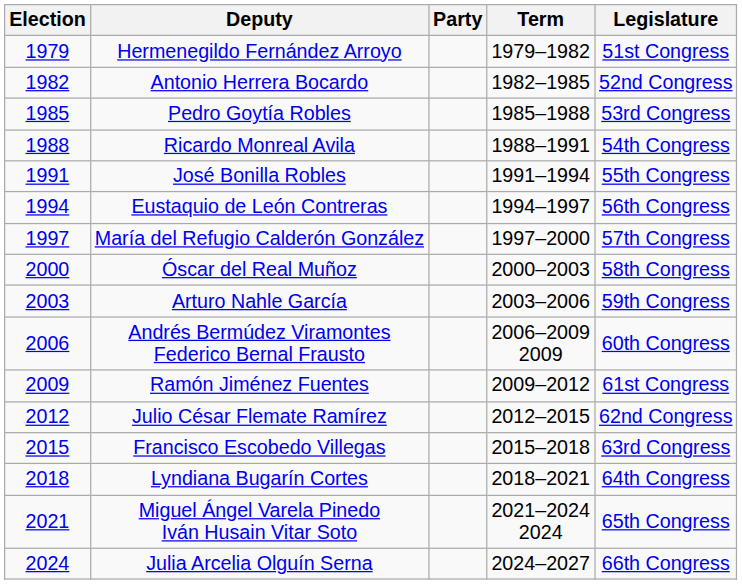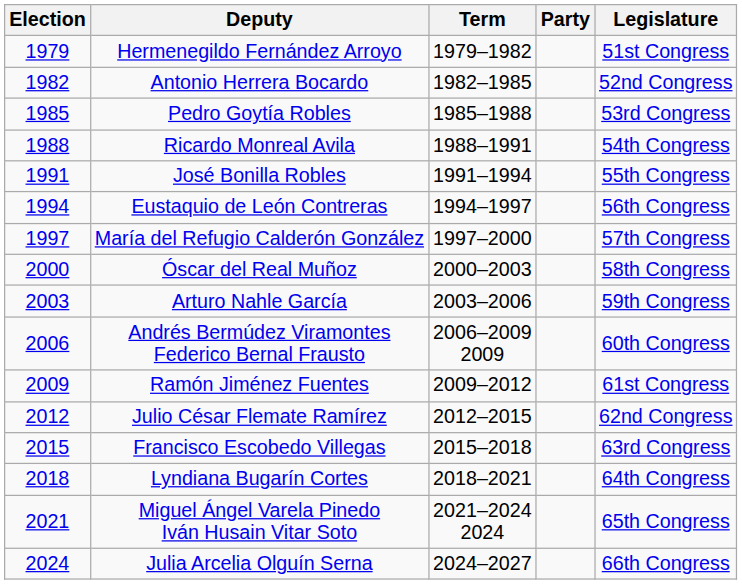columns swapped: (458, 20) <-> (541, 20)
